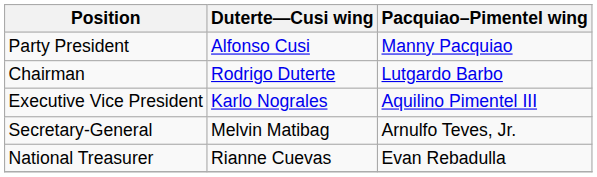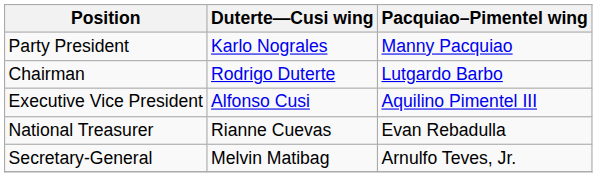(260, 46) Alfonso Cusi -> (269, 46) Karlo Nograles
(269, 102) Karlo Nograles -> (260, 102) Alfonso Cusi
rows swapped: (81, 130) <-> (81, 158)
